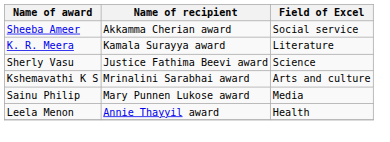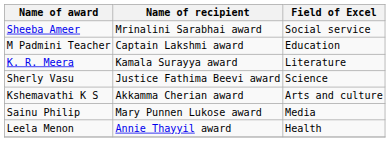(167, 29) Akkamma Cherian award -> (189, 29) Mrinalini Sarabhai award
+ row: (59, 46)
(176, 79) Mrinalini Sarabhai award -> (180, 95) Akkamma Cherian award
